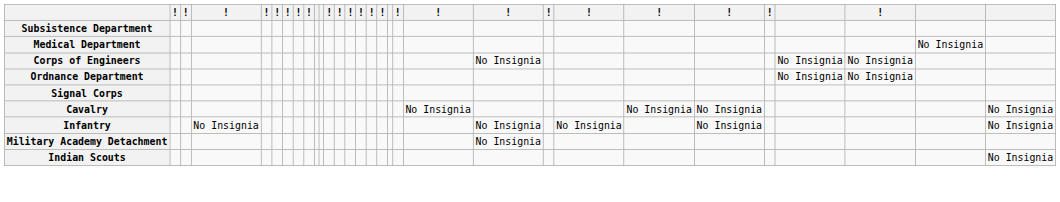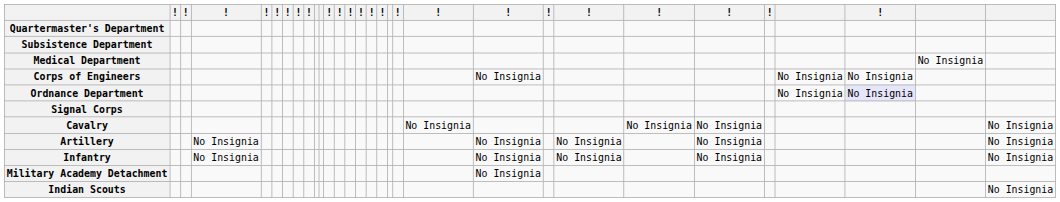+ row: (87, 29)
(880, 77) no background -> (880, 93) lavender background
+ row: (87, 141)
